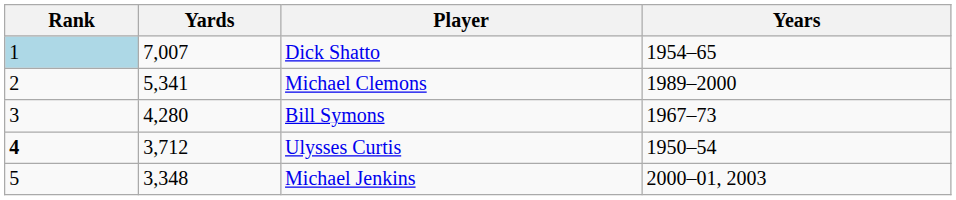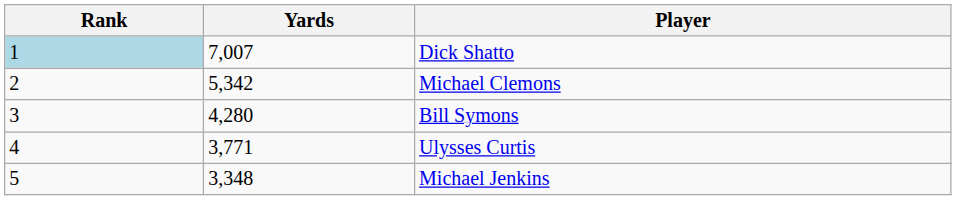- column: (797, 20)
(166, 83) 5,341 -> (231, 83) 5,342
(14, 147) bold -> (14, 147) normal
(166, 147) 3,712 -> (231, 147) 3,771
